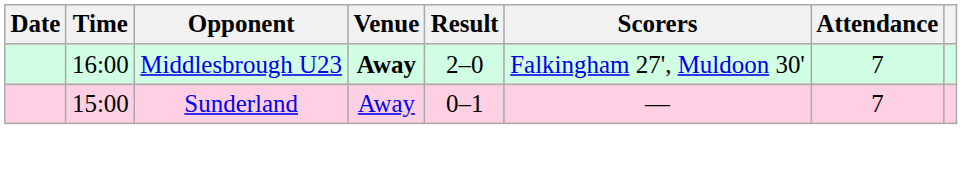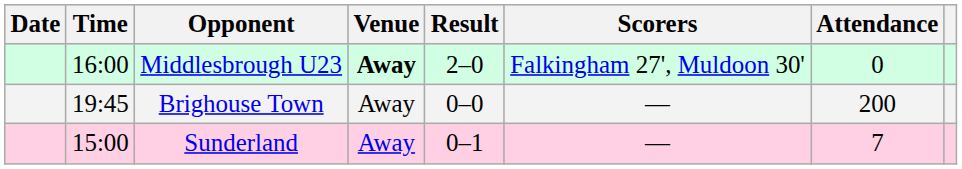(877, 63) 7 -> (877, 63) 0
+ row: (241, 103)
